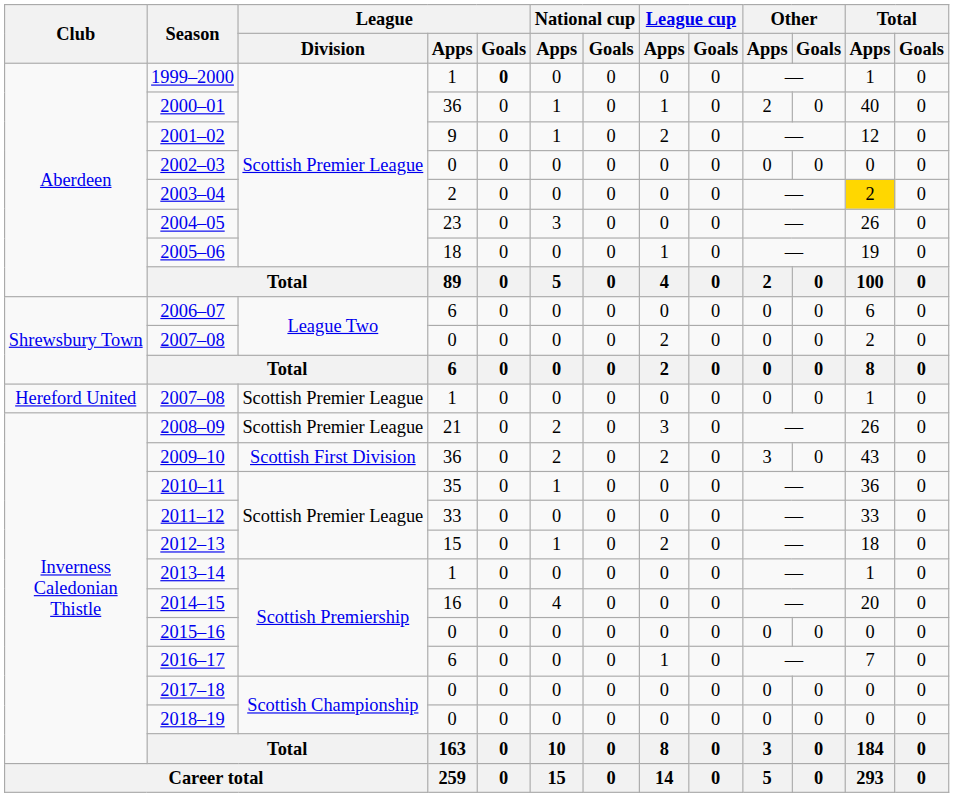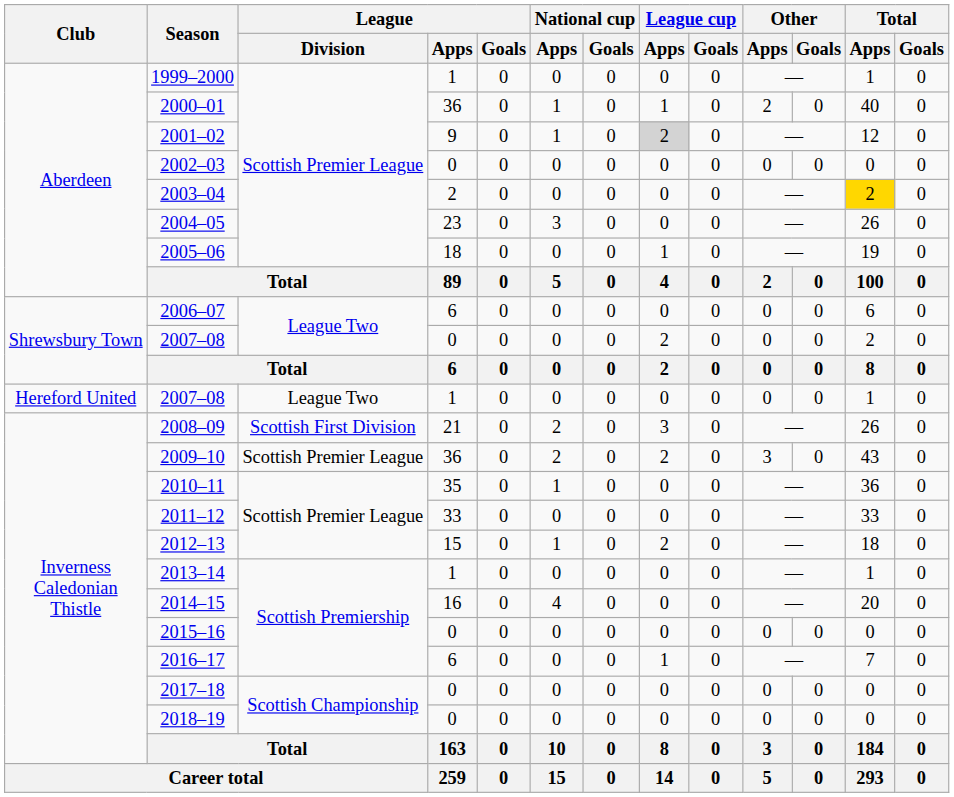(504, 77) bold -> (504, 77) normal
(664, 135) no background -> (664, 135) lightgrey background
(333, 398) Scottish Premier League -> (333, 398) League Two
(333, 427) Scottish Premier League -> (333, 427) Scottish First Division
(333, 456) Scottish First Division -> (333, 456) Scottish Premier League
